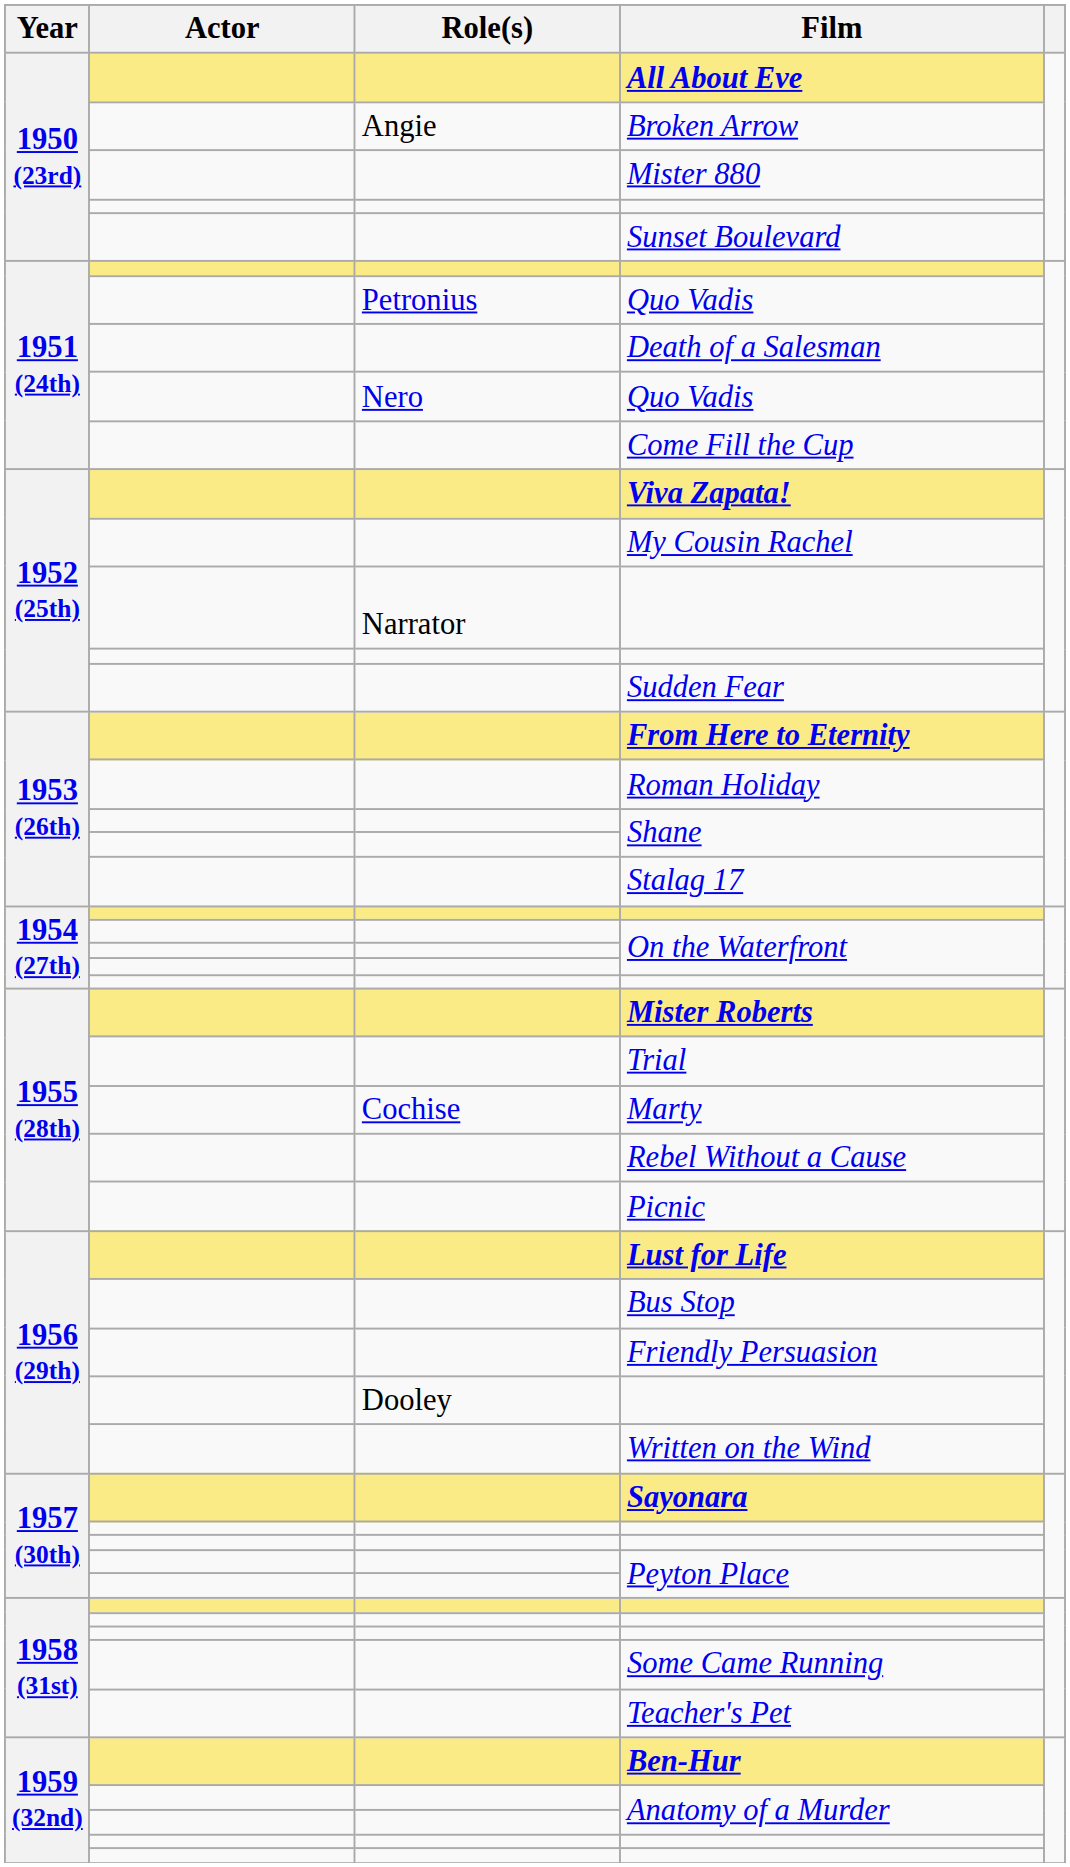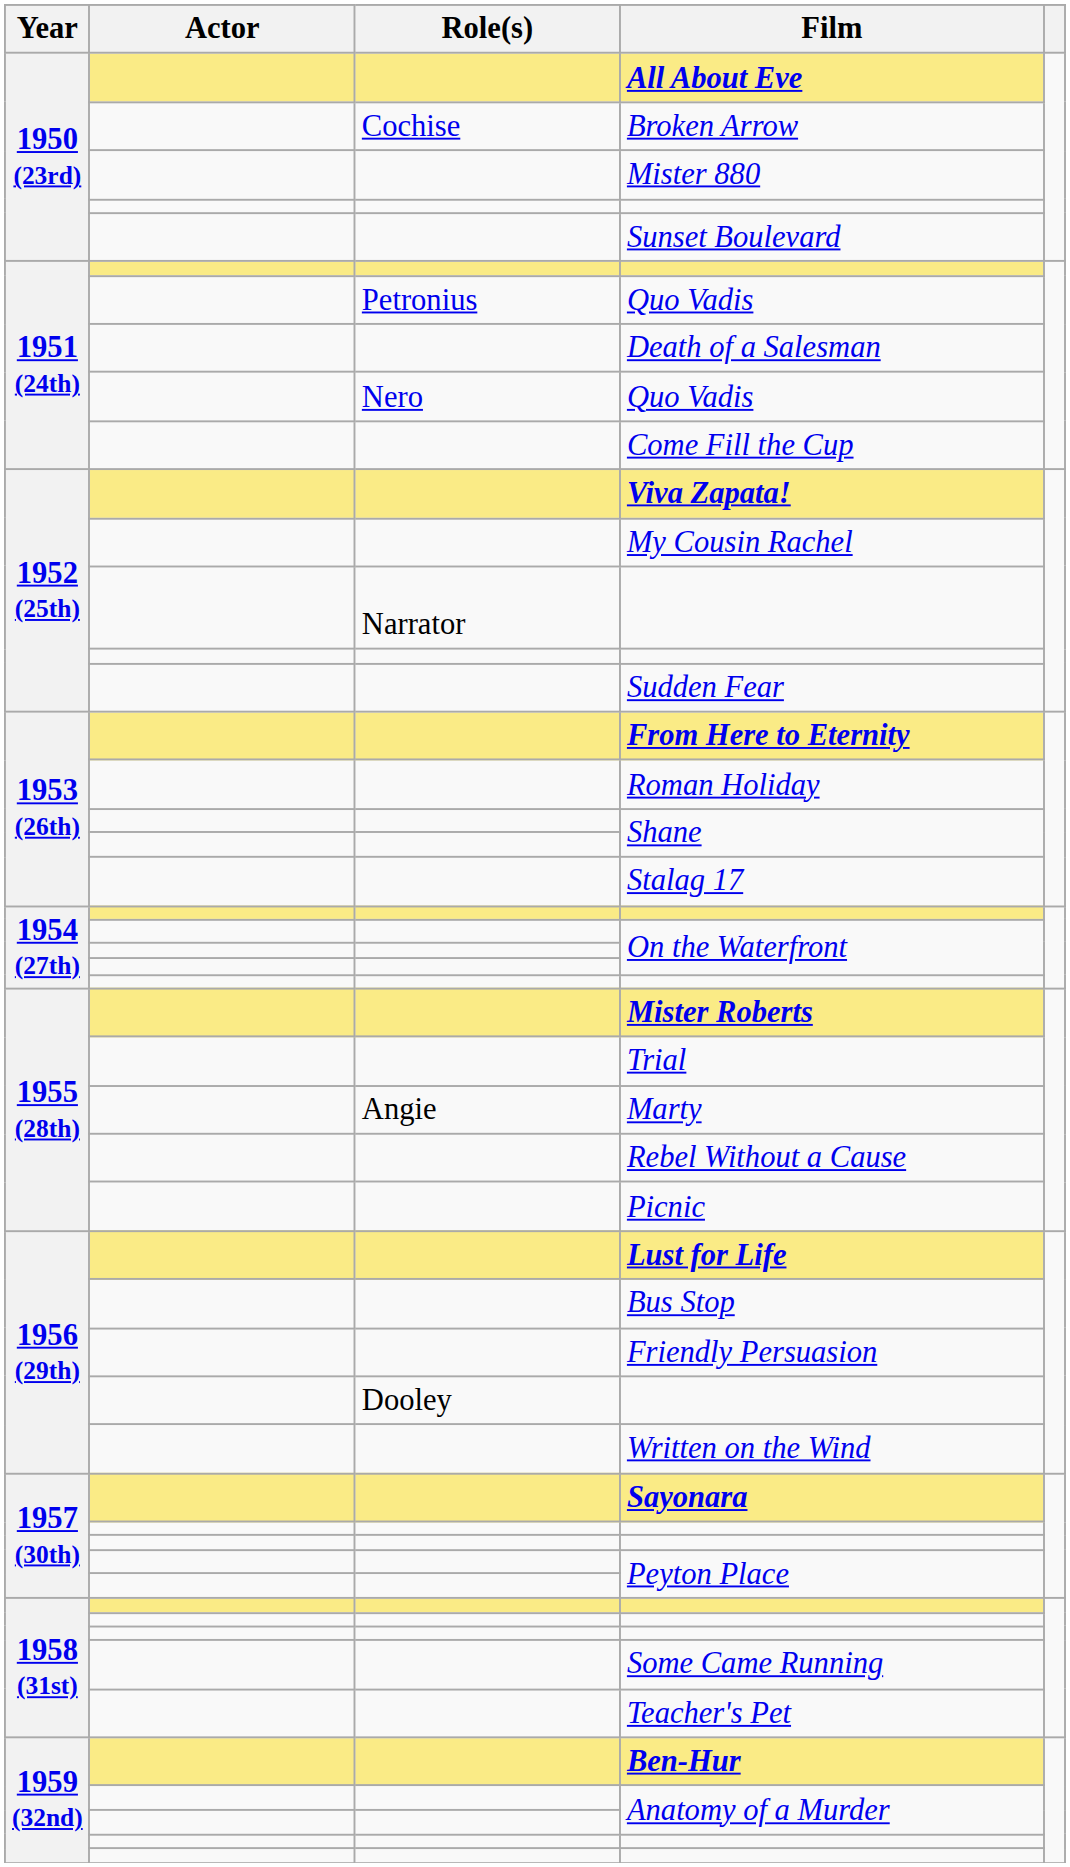(399, 125) Angie -> (411, 125) Cochise
(411, 1109) Cochise -> (399, 1109) Angie
